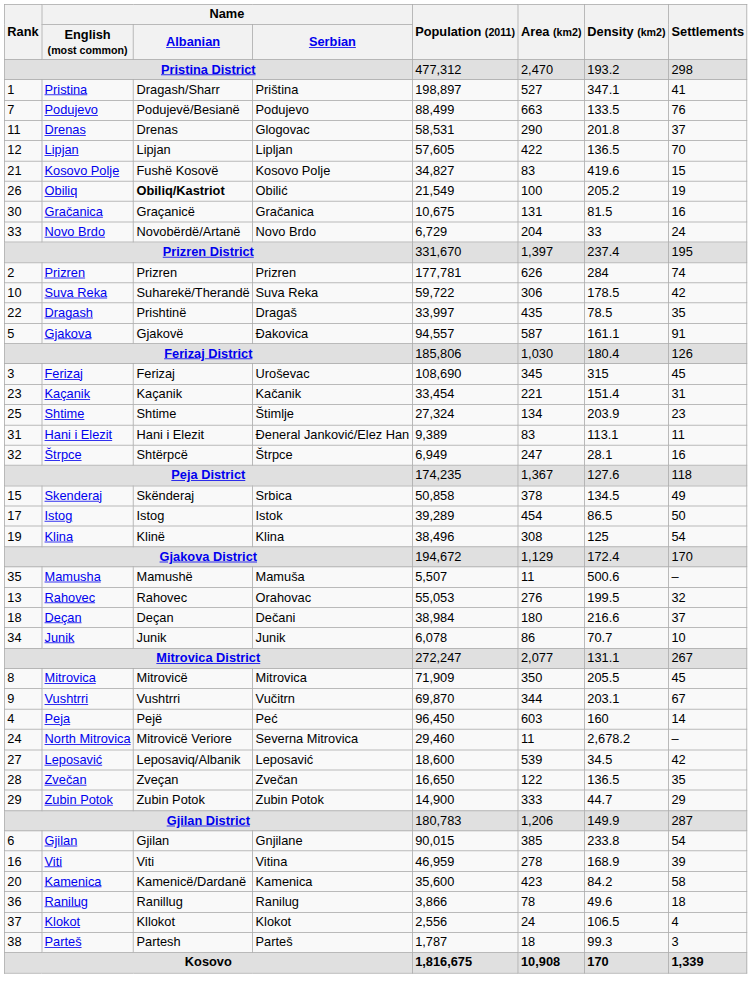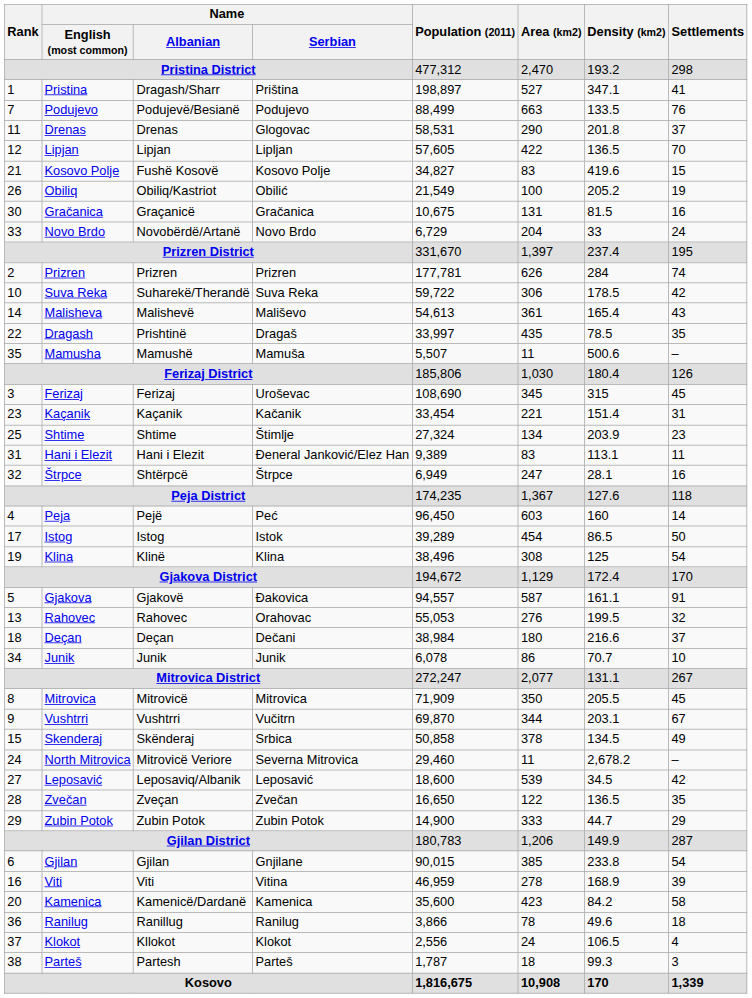(181, 191) bold -> (176, 191) normal
+ row: (73, 313)
rows swapped: (73, 577) <-> (68, 333)
rows swapped: (57, 719) <-> (73, 495)
